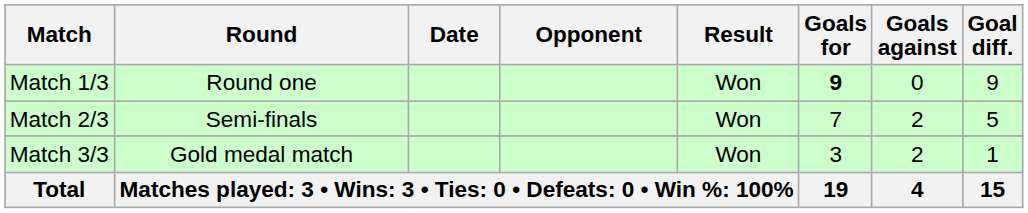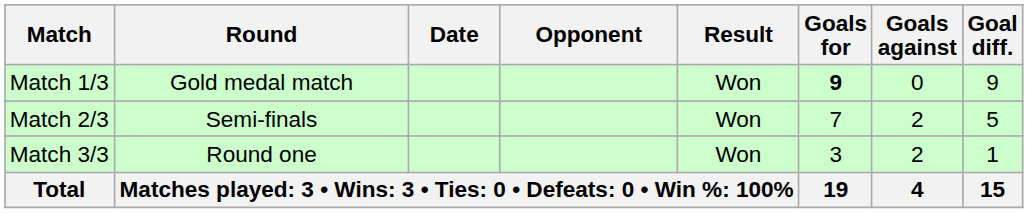(262, 83) Round one -> (262, 83) Gold medal match
(262, 154) Gold medal match -> (262, 154) Round one
